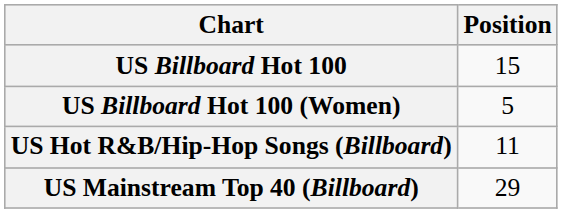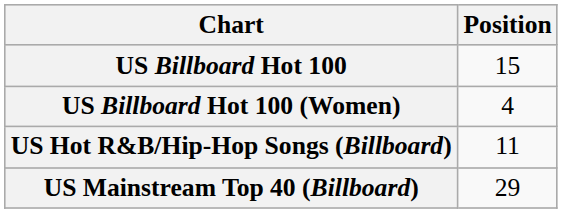(508, 106) 5 -> (508, 106) 4
